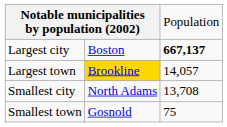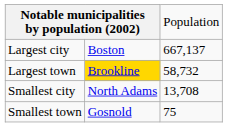(184, 50) bold -> (184, 50) normal
(181, 70) 14,057 -> (181, 70) 58,732
